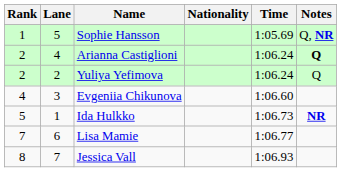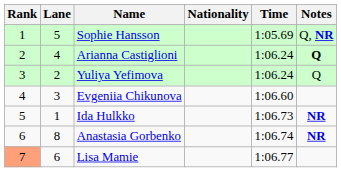(22, 75) 2 -> (22, 75) 3
+ row: (129, 136)
(22, 136) no background -> (22, 156) lightsalmon background
- row: (106, 156)
